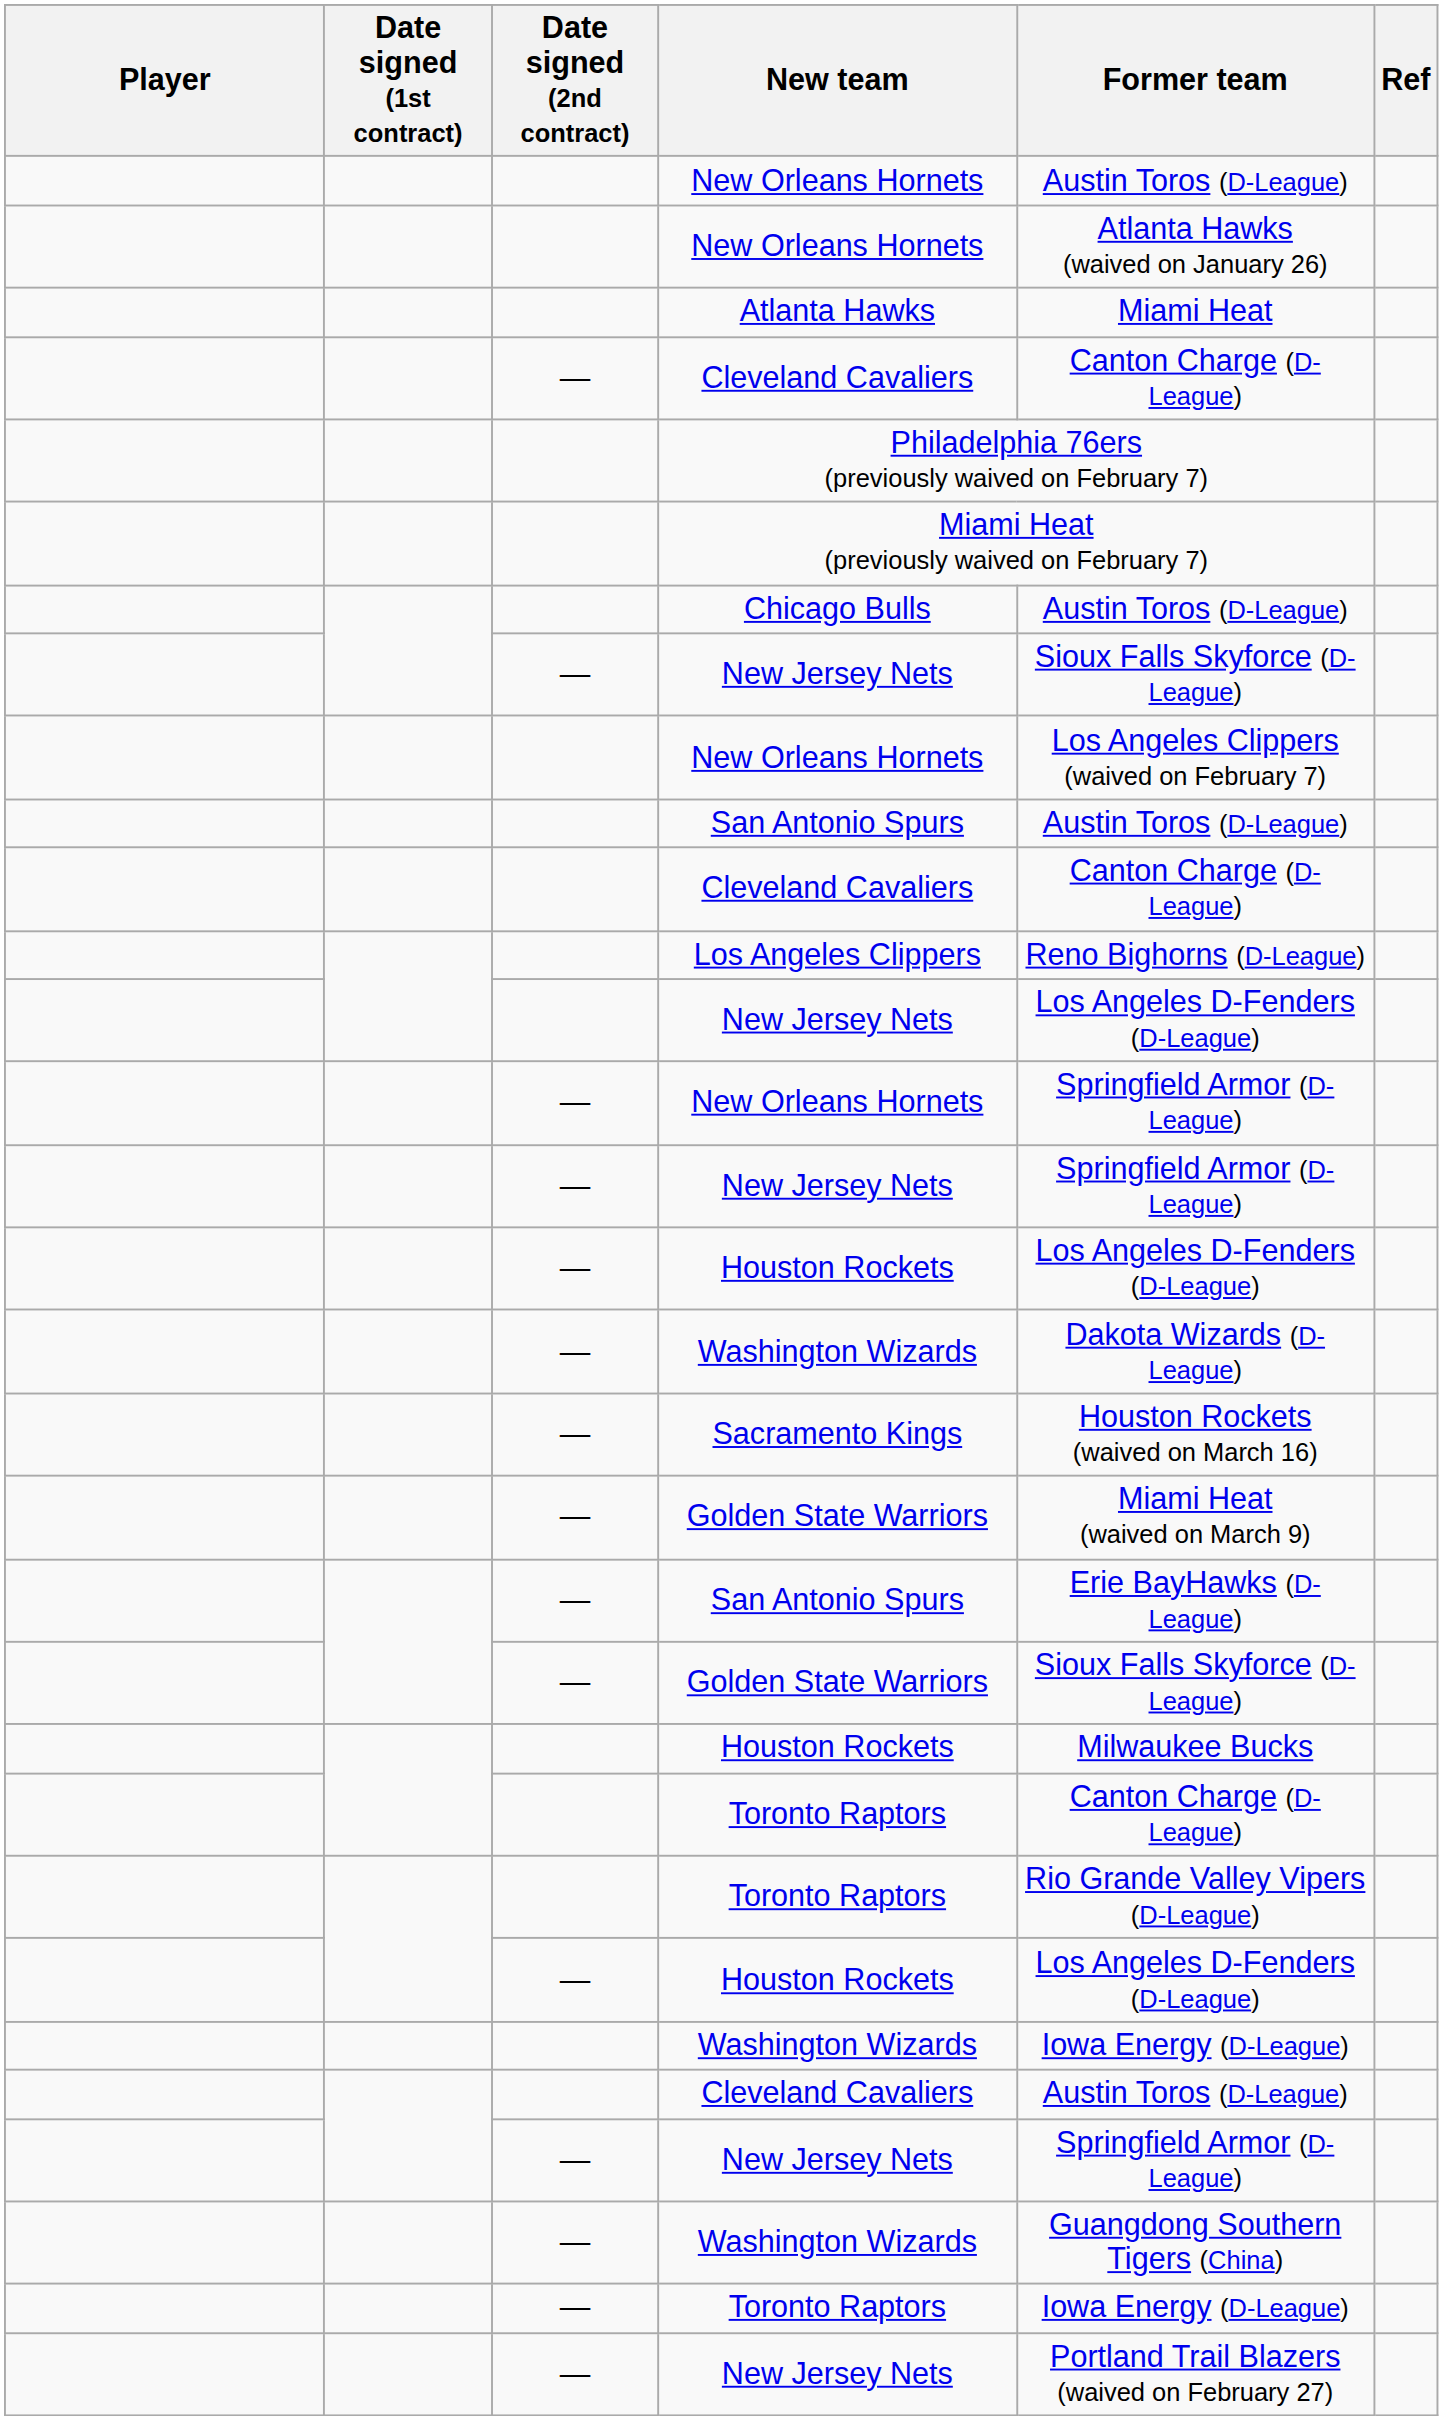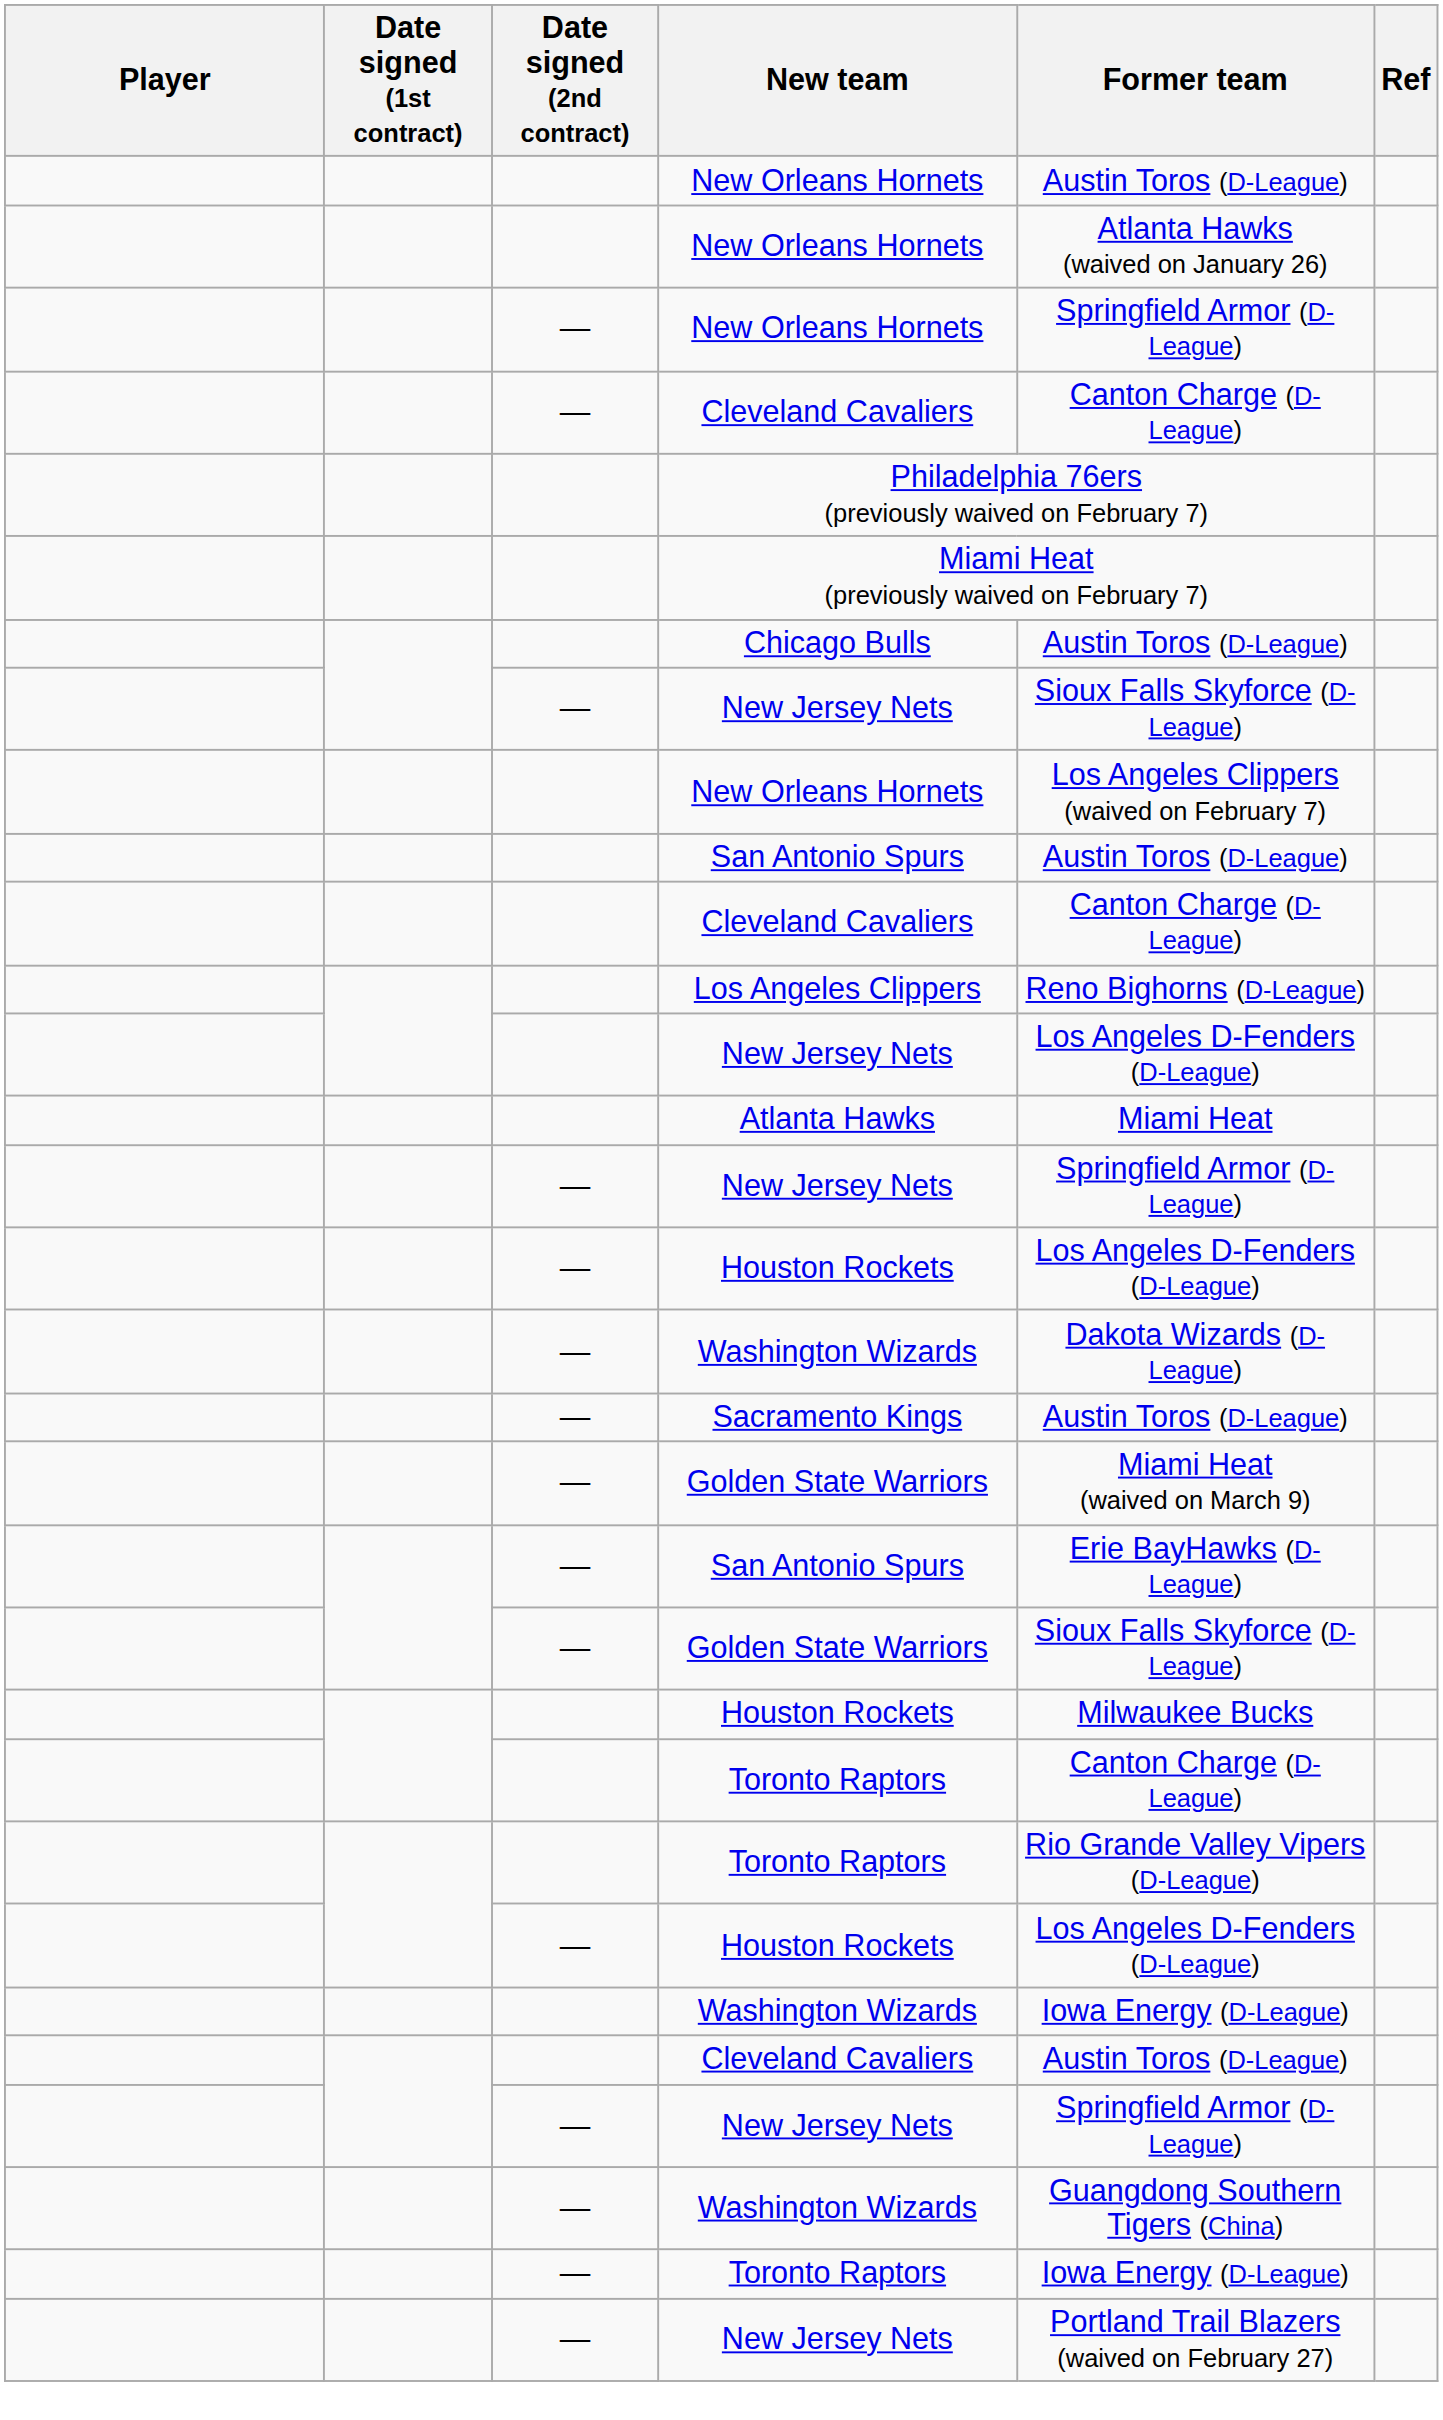rows swapped: (575, 312) <-> (575, 1102)
(1195, 1434) Houston Rockets (waived on March 16) -> (1195, 1416) Austin Toros (D-League)
